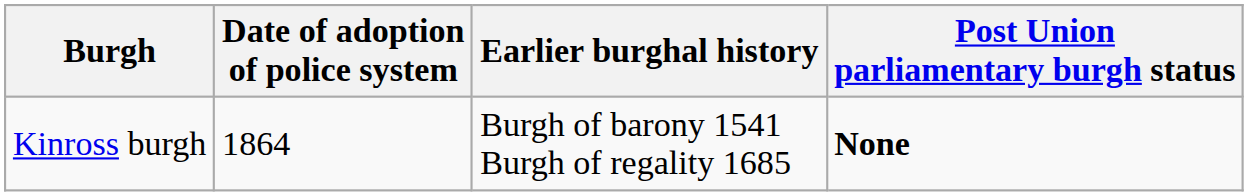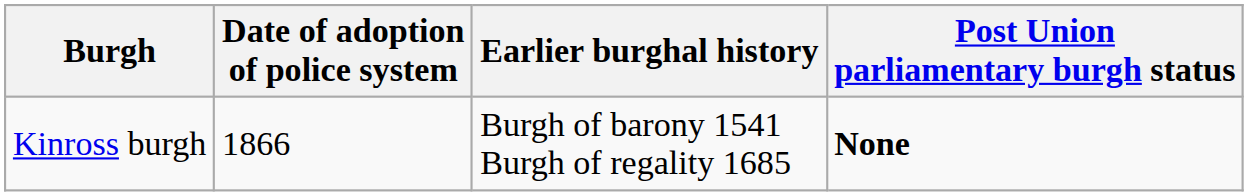(256, 143) 1864 -> (256, 143) 1866
